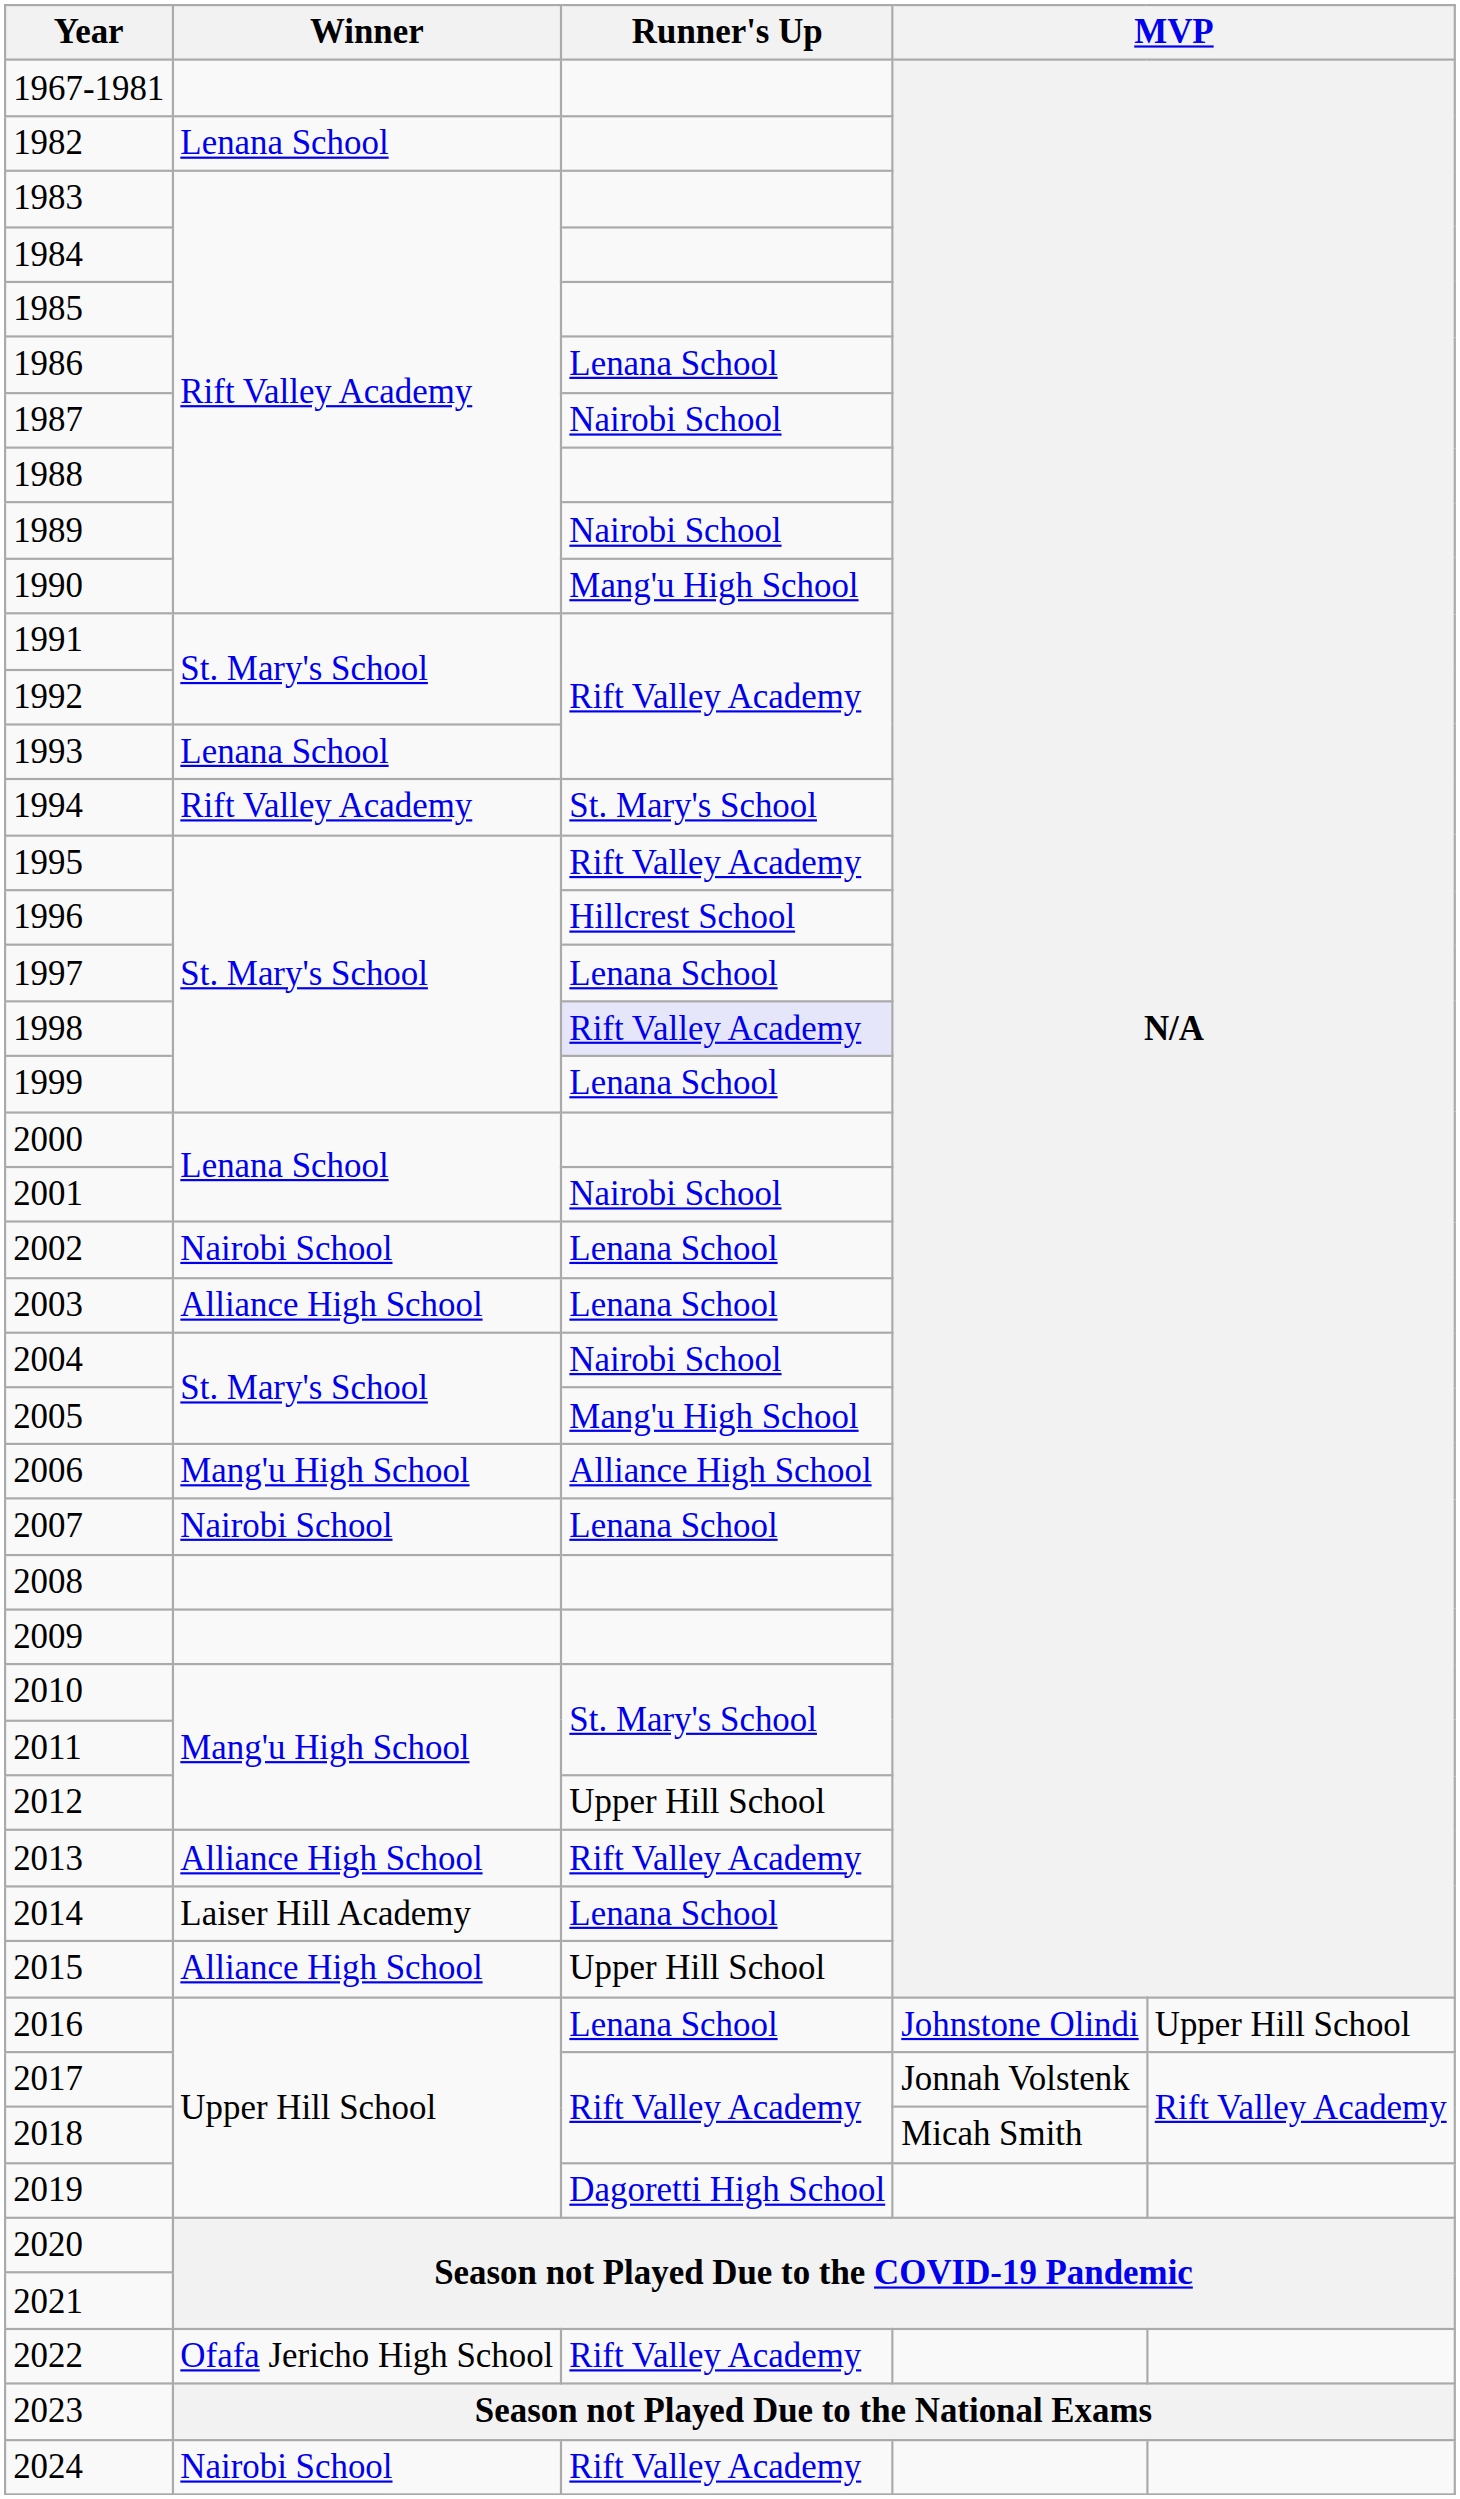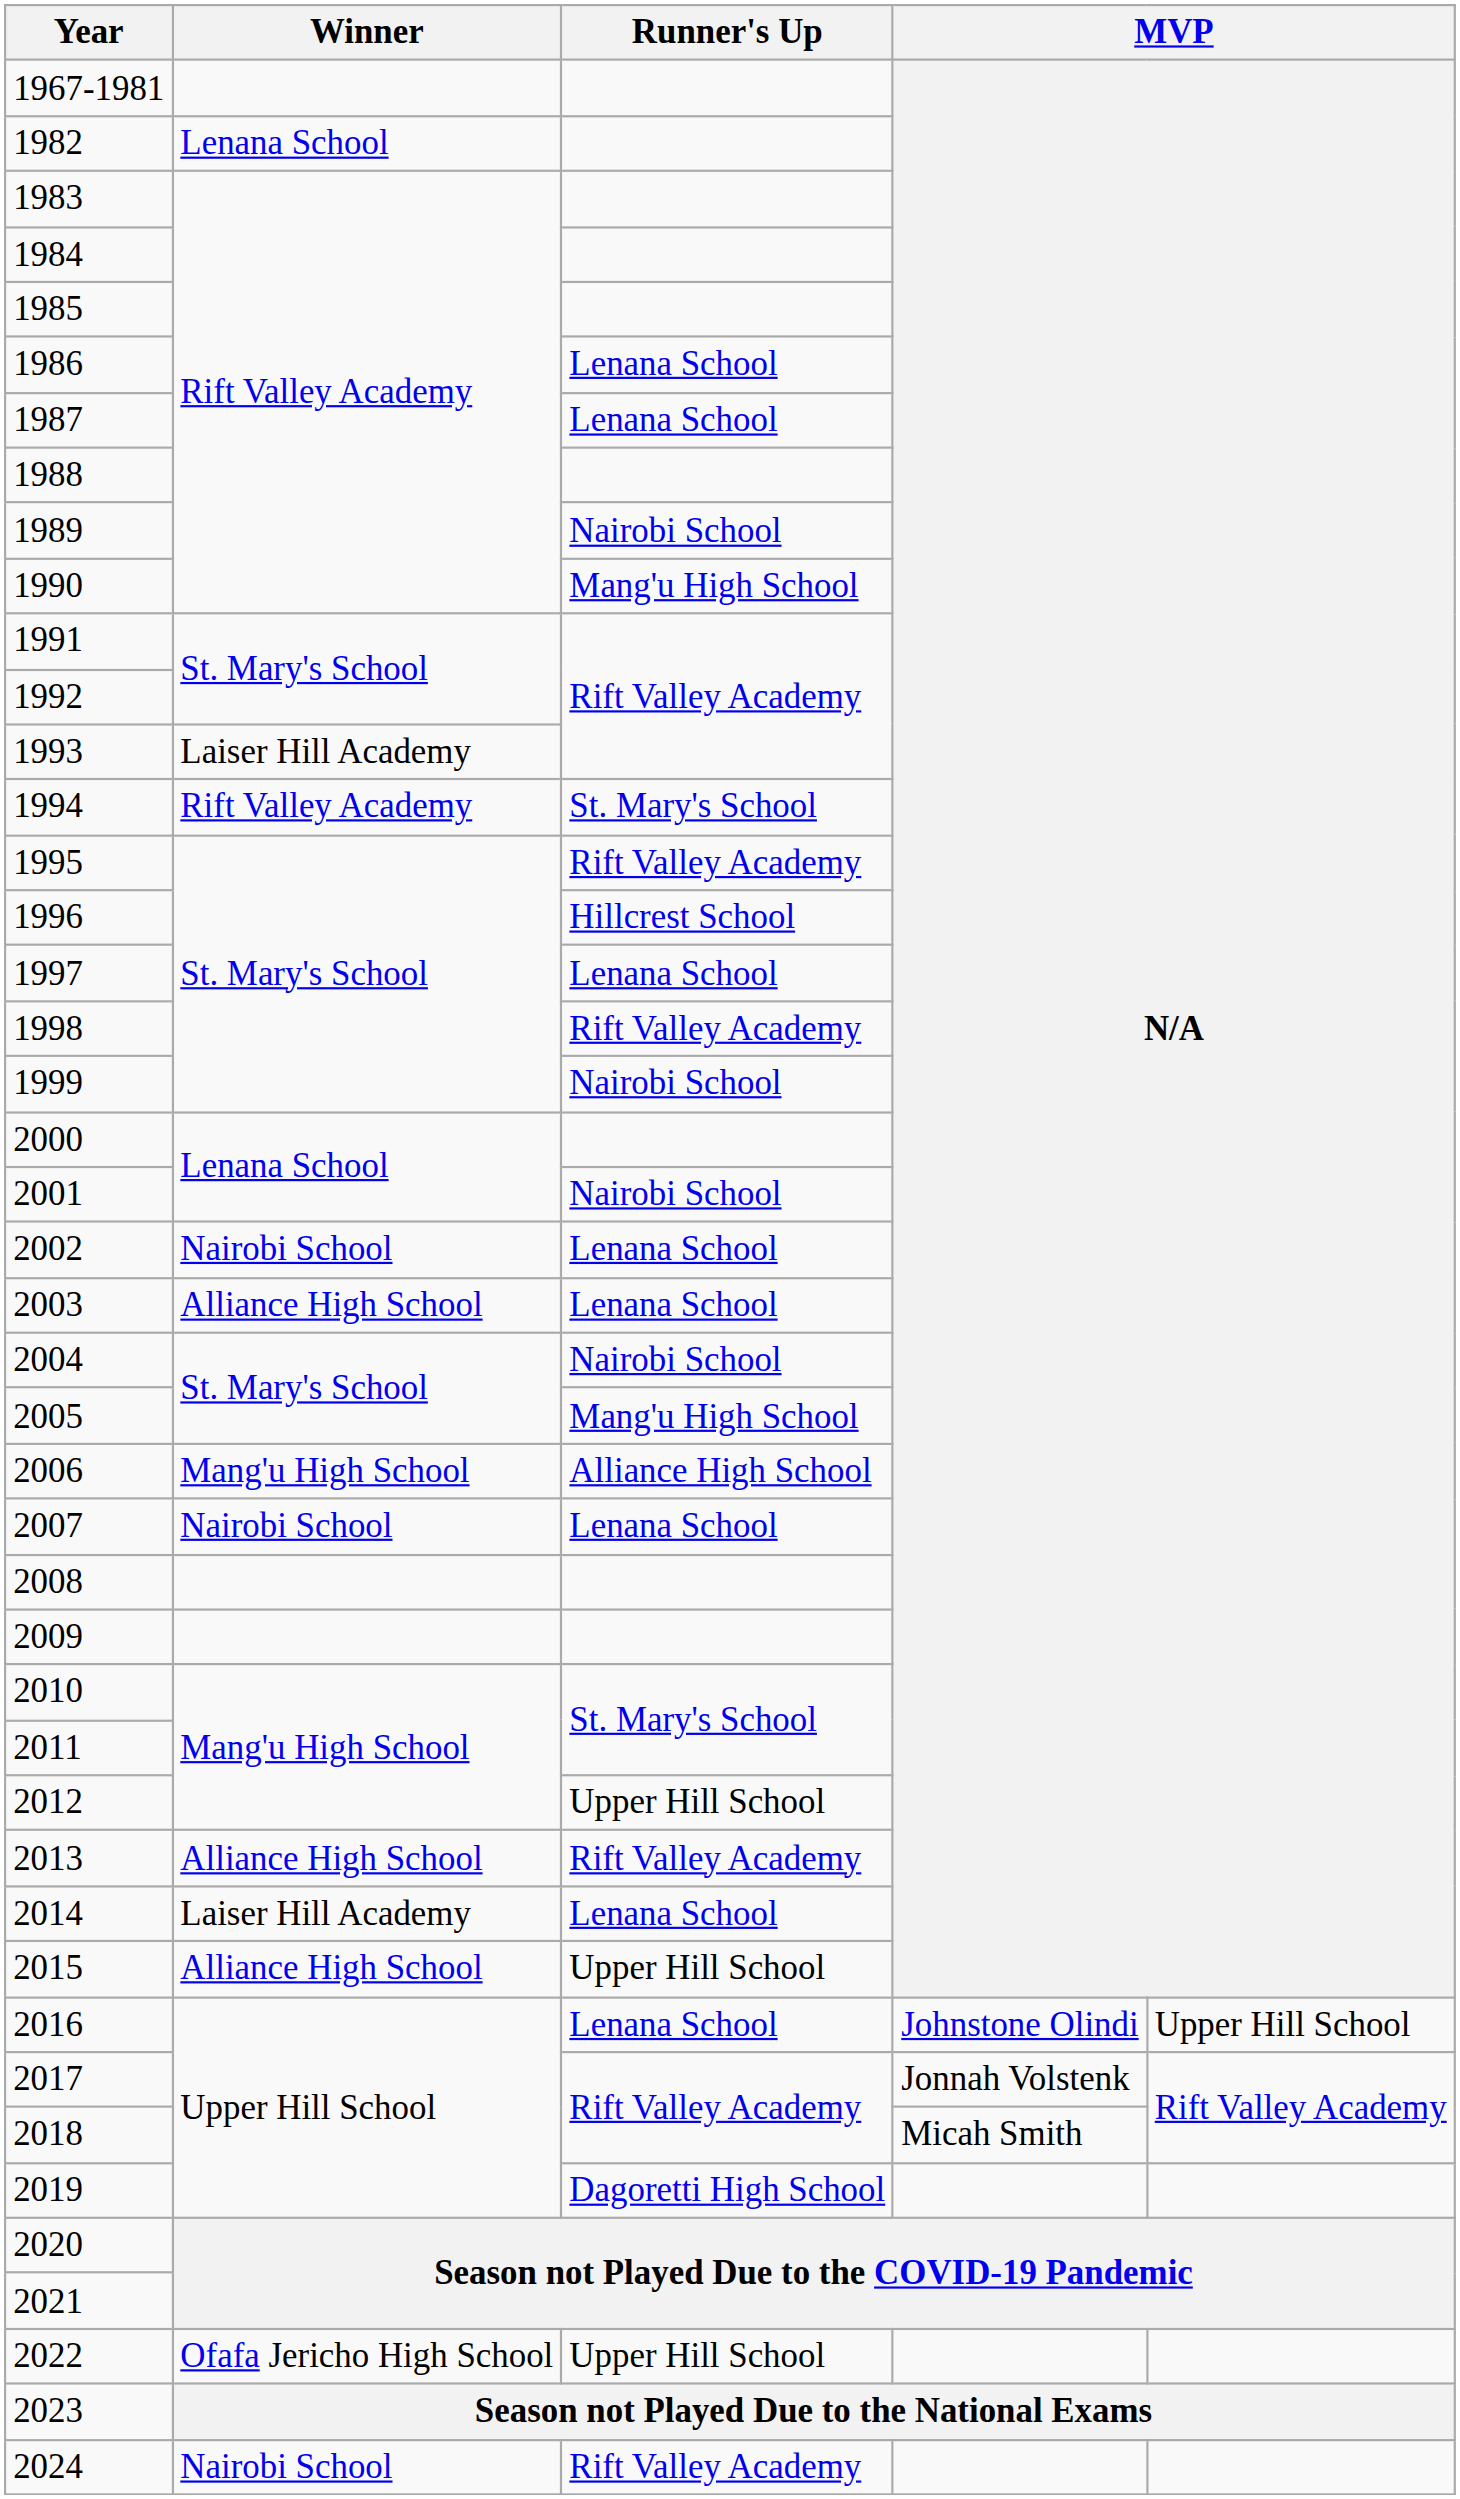(675, 419) Nairobi School -> (673, 419) Lenana School
(284, 751) Lenana School -> (326, 751) Laiser Hill Academy
(715, 1027) lavender background -> (715, 1027) no background
(673, 1083) Lenana School -> (675, 1083) Nairobi School
(715, 2355) Rift Valley Academy -> (697, 2355) Upper Hill School
